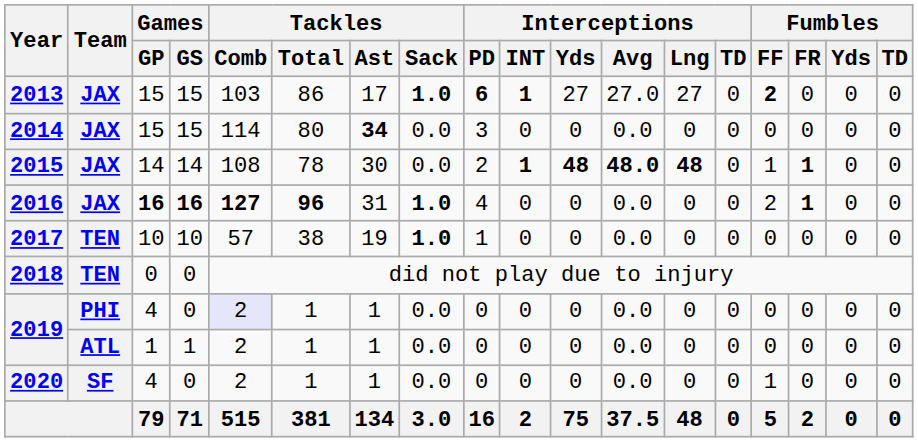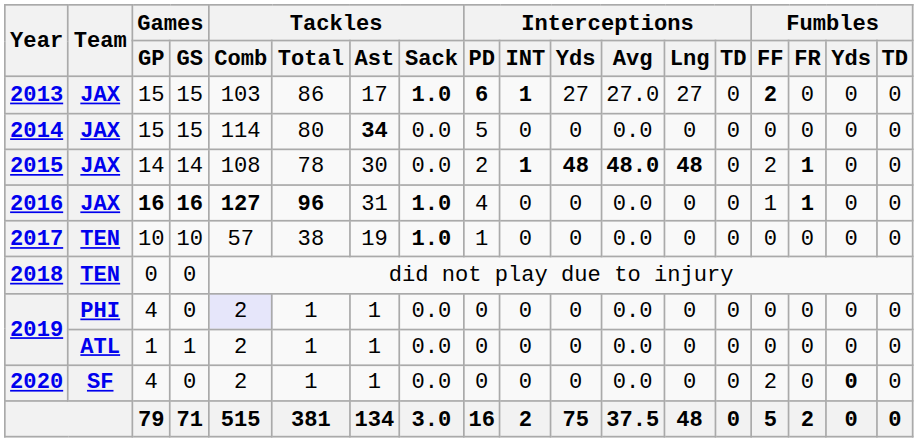(482, 131) 3 -> (482, 131) 5
(770, 167) 1 -> (770, 167) 2
(770, 203) 2 -> (770, 203) 1
(770, 383) 1 -> (770, 383) 2
(851, 383) normal -> (851, 383) bold
